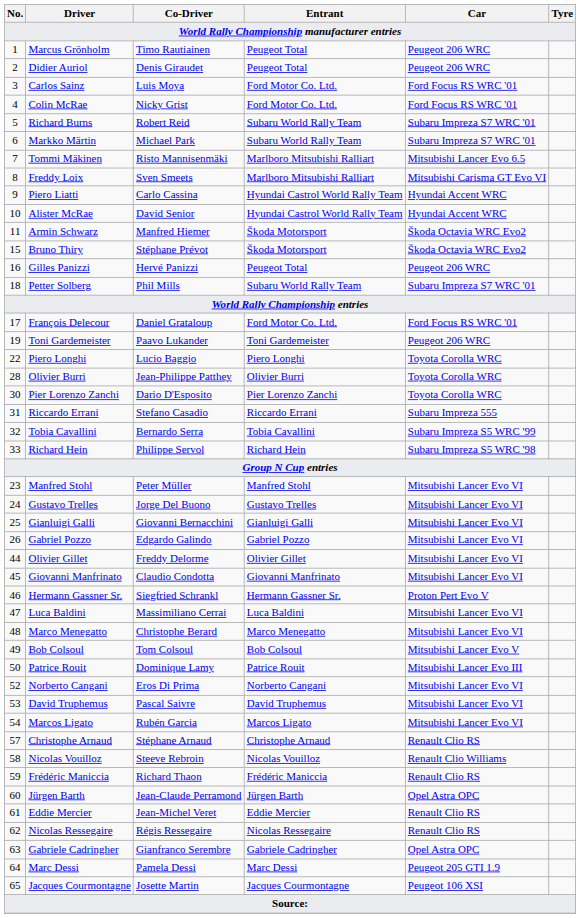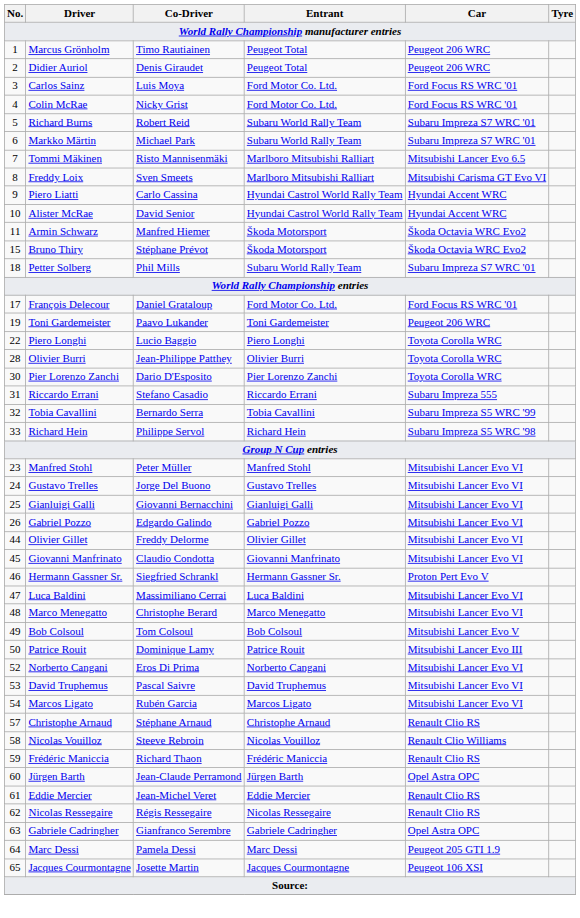- row: (59, 267)
